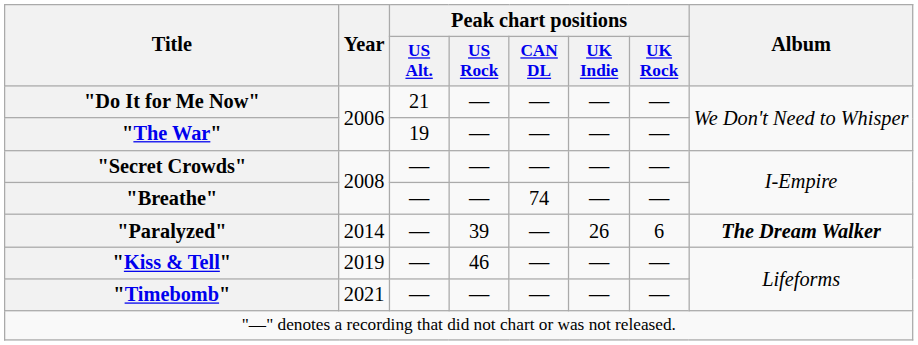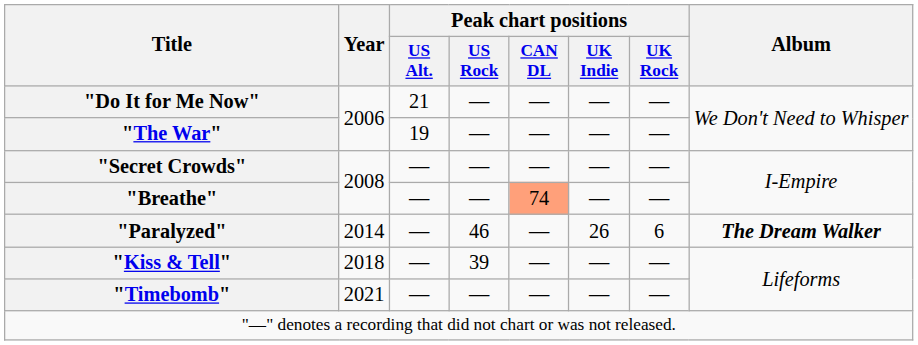(539, 198) no background -> (539, 198) lightsalmon background
(479, 230) 39 -> (479, 230) 46
(364, 262) 2019 -> (364, 262) 2018
(479, 262) 46 -> (479, 262) 39
